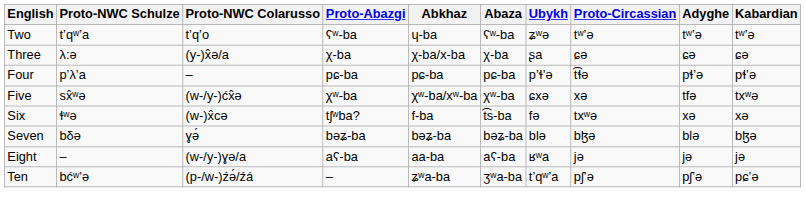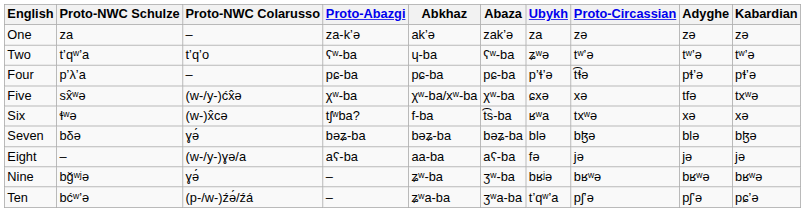+ row: (19, 34)
- row: (24, 55)
(534, 116) fə -> (539, 116) ʁʷa
(539, 156) ʁʷa -> (534, 156) fə
+ row: (21, 177)
